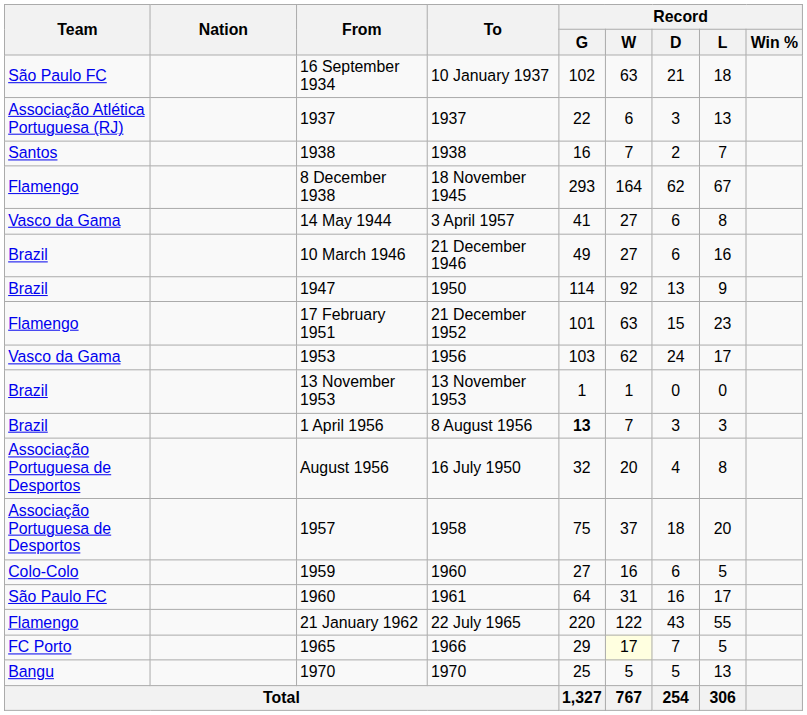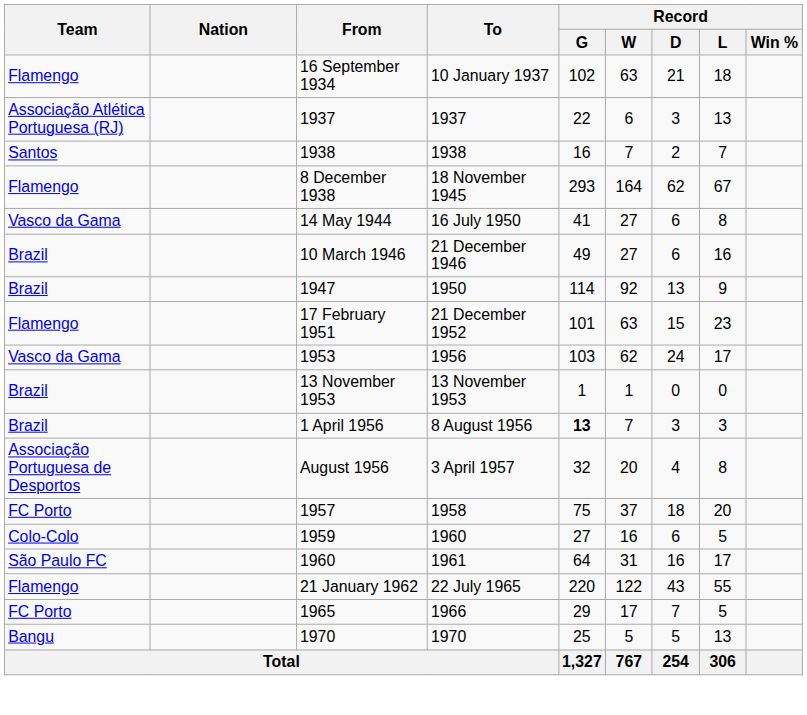(57, 76) São Paulo FC -> (43, 76) Flamengo
(473, 221) 3 April 1957 -> (476, 221) 16 July 1950
(476, 468) 16 July 1950 -> (473, 468) 3 April 1957
(60, 529) Associação Portuguesa de Desportos -> (40, 511) FC Porto
(629, 647) lightyellow background -> (629, 611) no background
